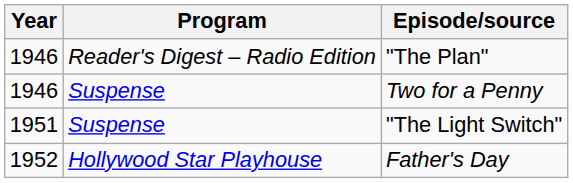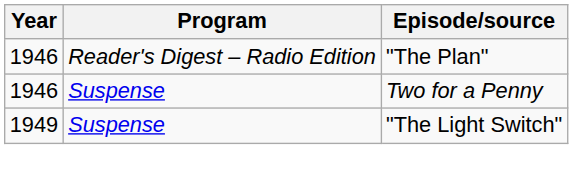(34, 125) 1951 -> (34, 125) 1949
- row: (447, 159)
